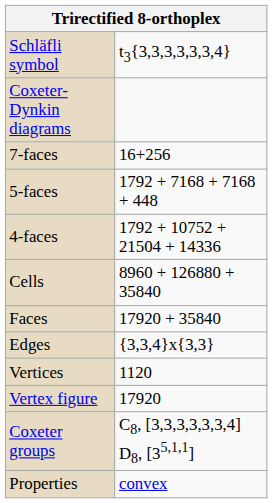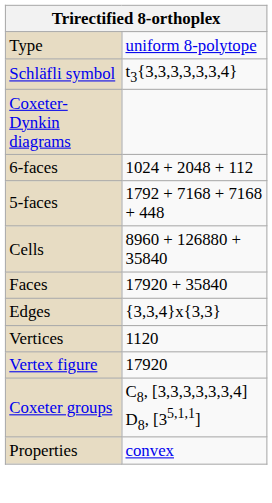+ row: (26, 45)
- row: (34, 155)
+ row: (34, 167)
- row: (34, 236)
